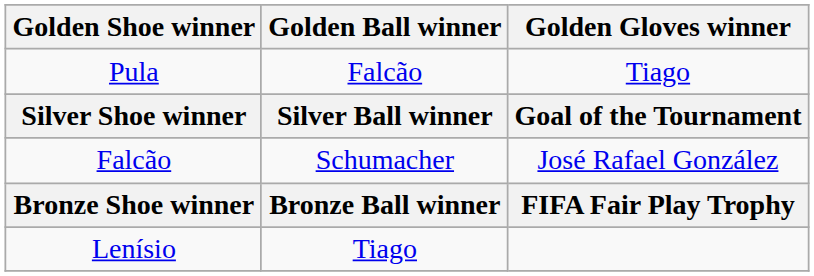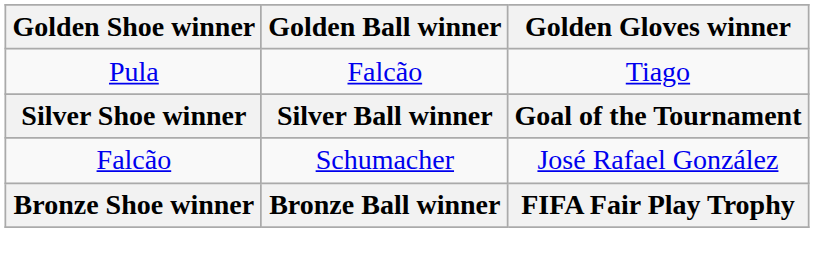- row: (134, 248)
